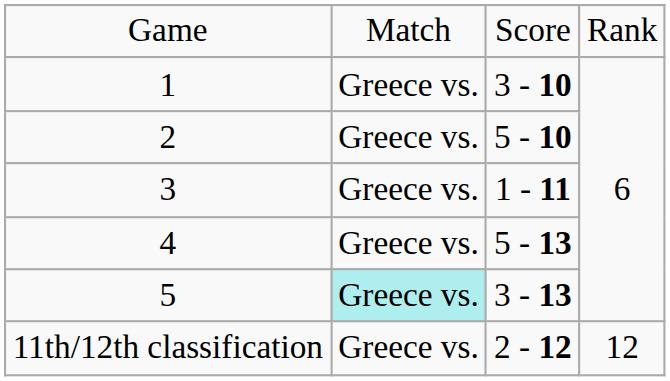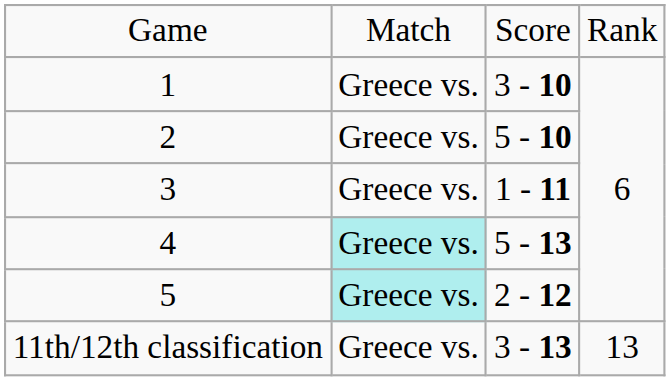(409, 242) no background -> (409, 242) paleturquoise background
(533, 294) 3 - 13 -> (533, 294) 2 - 12
(533, 347) 2 - 12 -> (533, 347) 3 - 13
(622, 347) 12 -> (622, 347) 13
